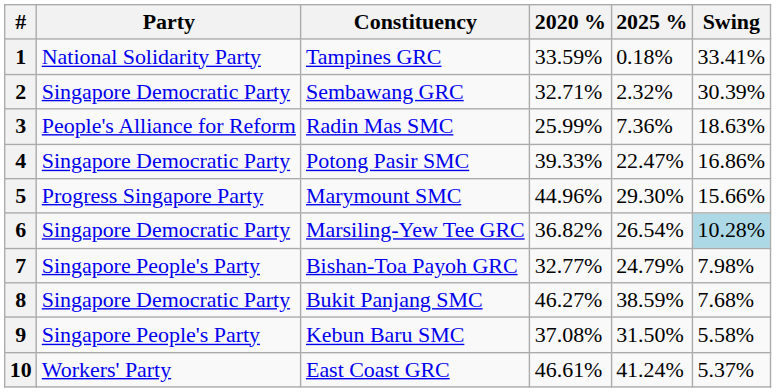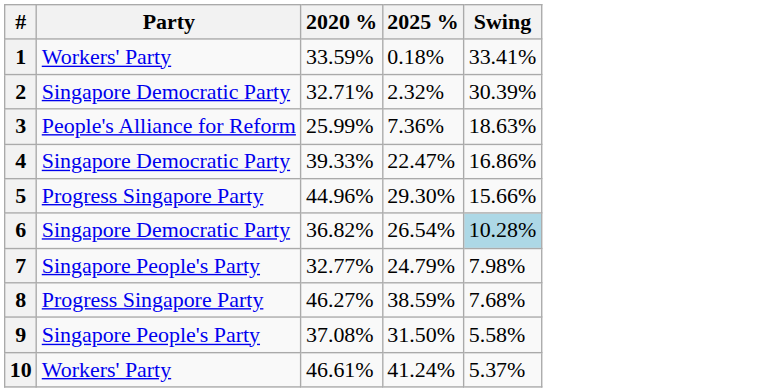- column: (415, 21)
(151, 56) National Solidarity Party -> (106, 56) Workers' Party
(166, 299) Singapore Democratic Party -> (153, 299) Progress Singapore Party
